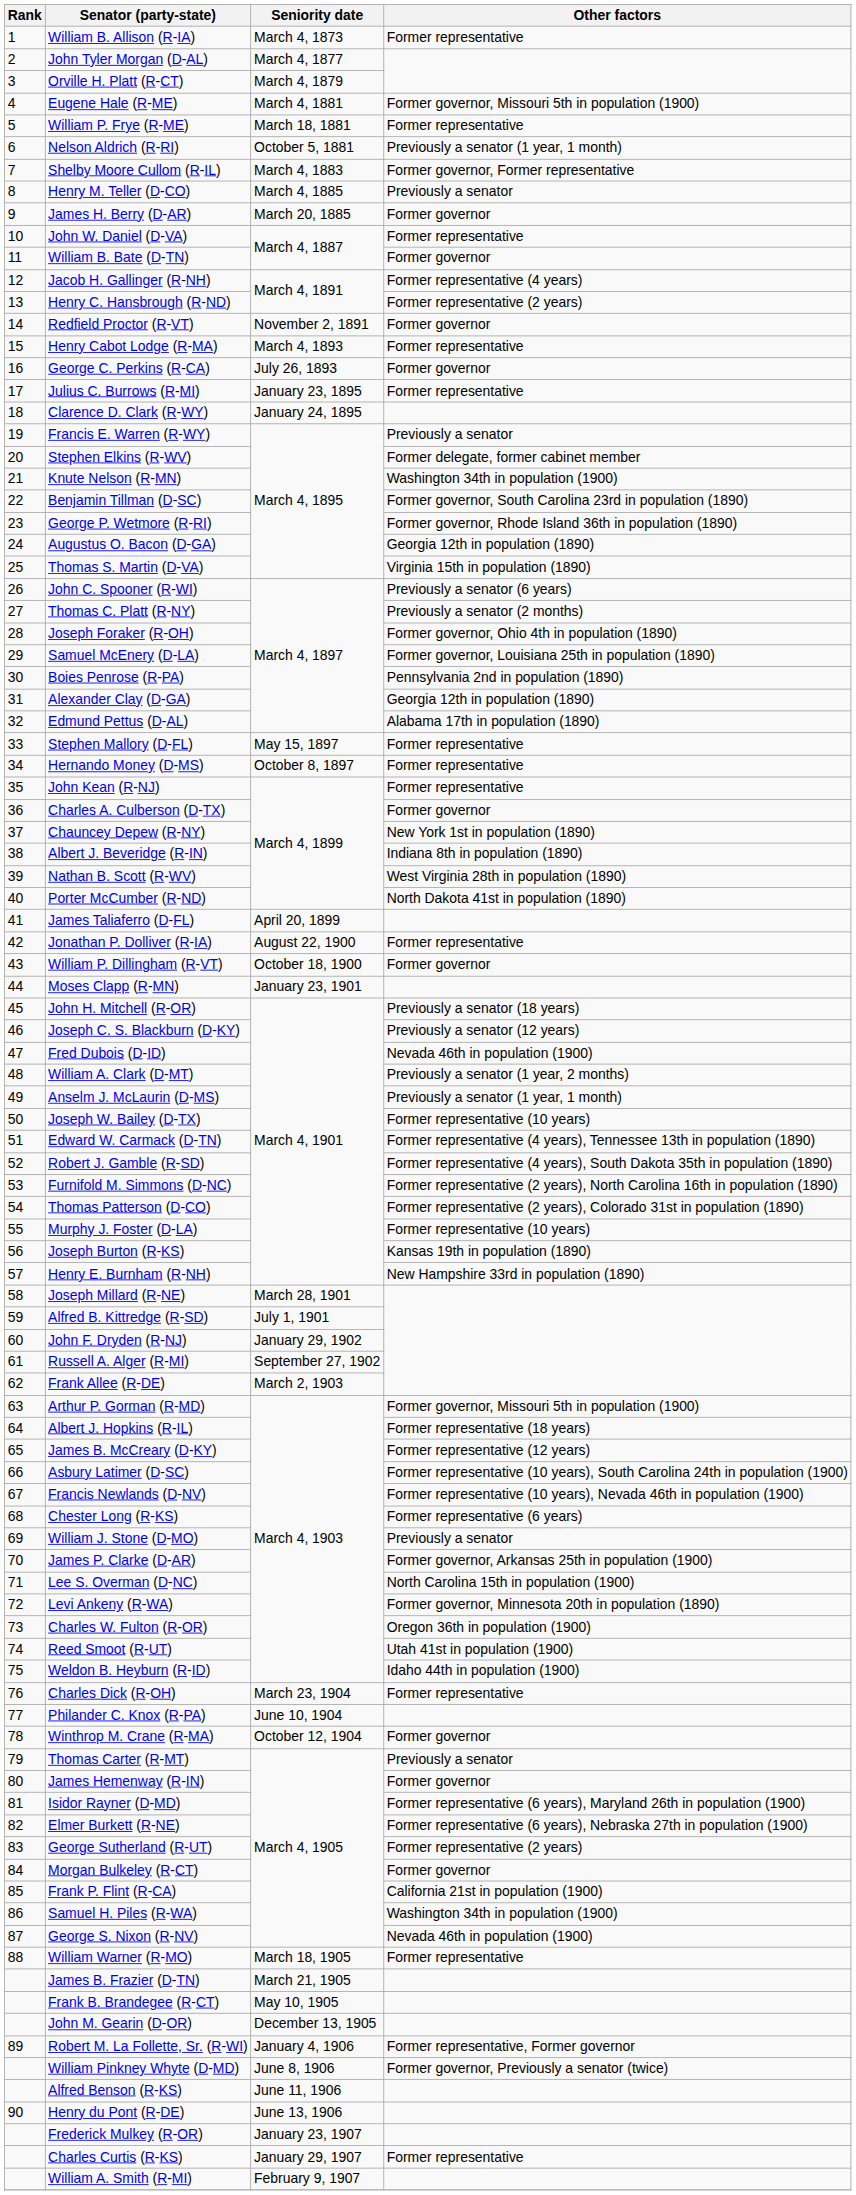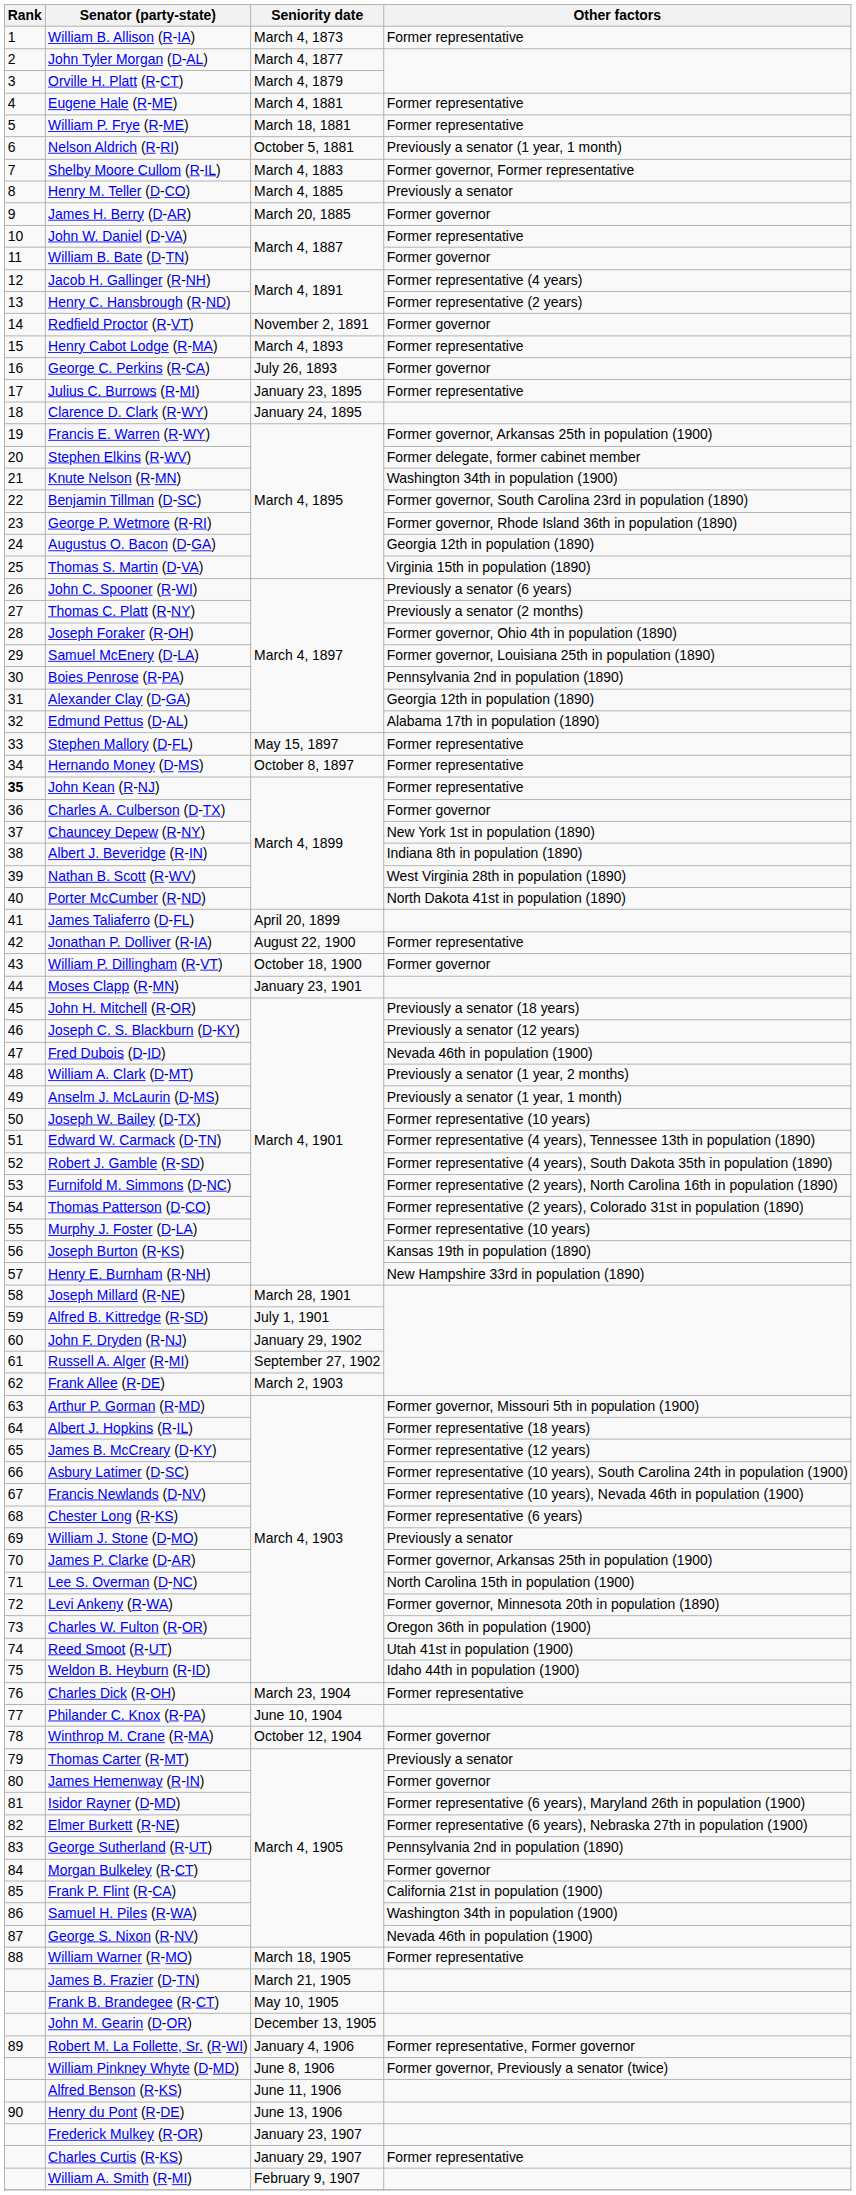(543, 103) Former governor, Missouri 5th in population (1900) -> (455, 103) Former representative
(450, 434) Previously a senator -> (550, 434) Former governor, Arkansas 25th in population (1900)
(15, 788) normal -> (15, 788) bold
(485, 1847) Former representative (2 years) -> (505, 1847) Pennsylvania 2nd in population (1890)
